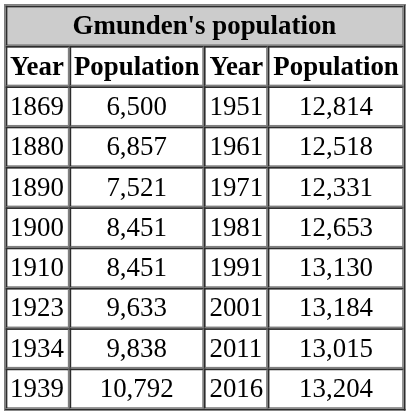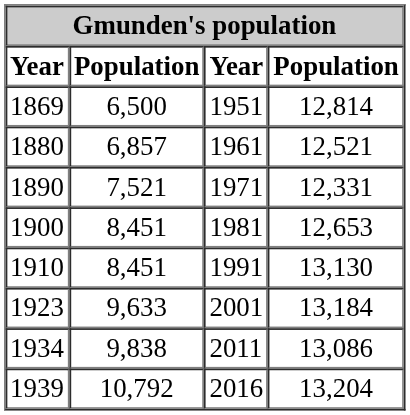(336, 146) 12,518 -> (336, 146) 12,521
(336, 348) 13,015 -> (336, 348) 13,086
